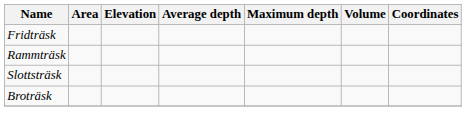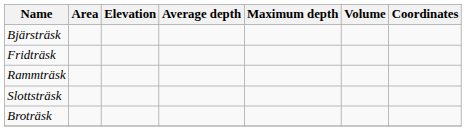+ row: (34, 34)
